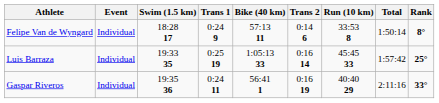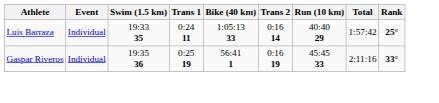- row: (50, 33)
(216, 59) 0:25 19 -> (186, 33) 0:24 11
(349, 59) 45:45 33 -> (319, 33) 40:40 29
(216, 85) 0:24 11 -> (186, 59) 0:25 19
(349, 85) 40:40 29 -> (319, 59) 45:45 33
